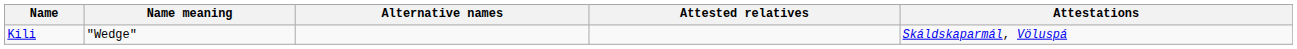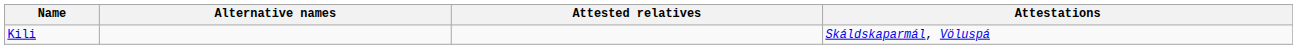- column: (190, 14)
